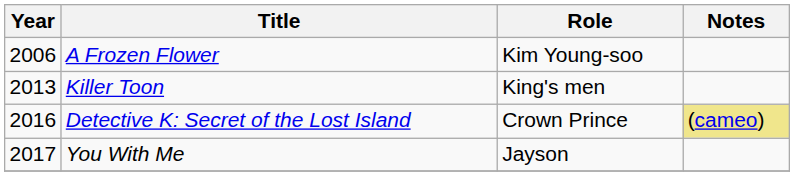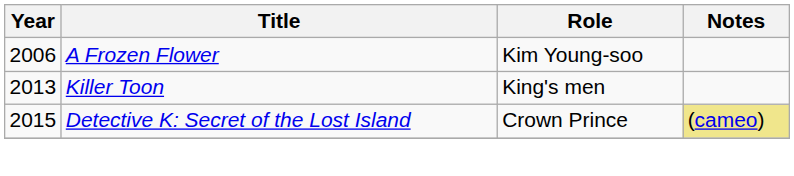(33, 120) 2016 -> (33, 120) 2015
- row: (125, 154)
